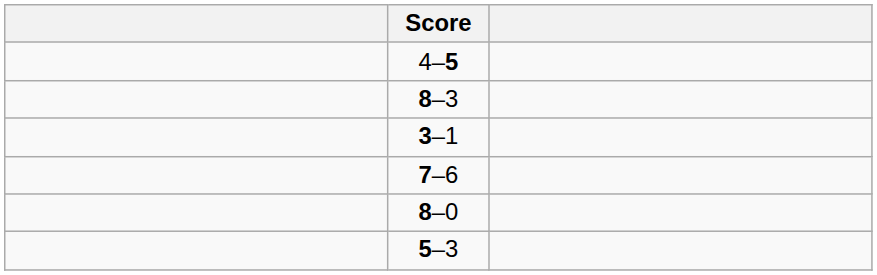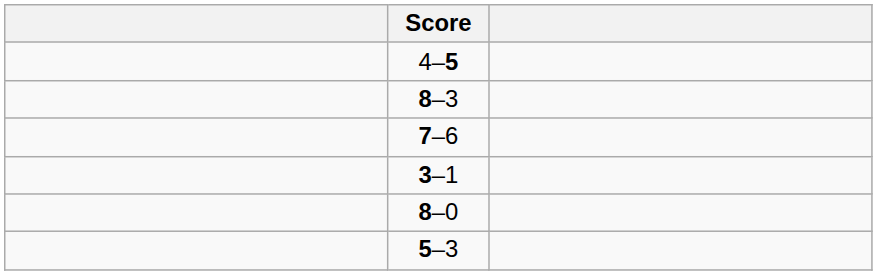rows swapped: (438, 174) <-> (438, 136)
